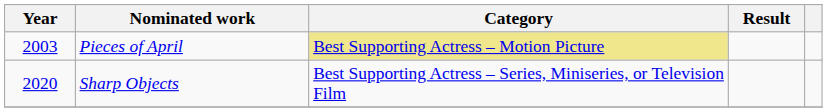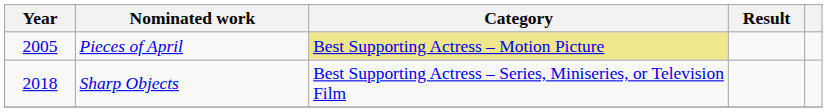(40, 45) 2003 -> (40, 45) 2005
(40, 83) 2020 -> (40, 83) 2018
